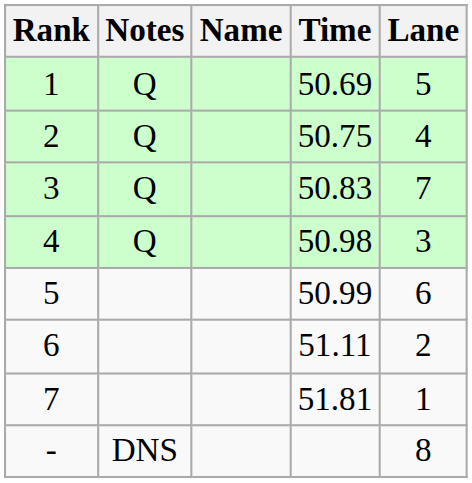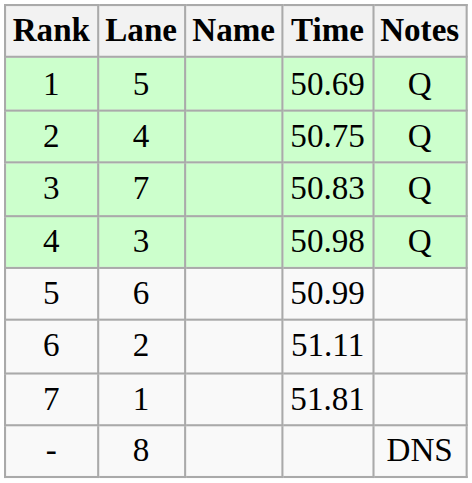columns swapped: (423, 30) <-> (145, 30)
